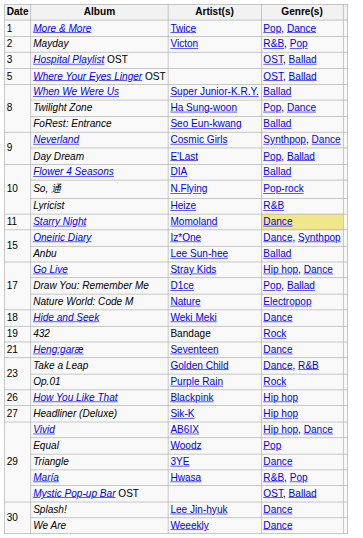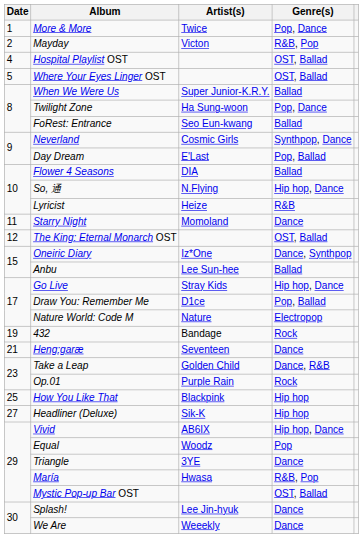(9, 60) 3 -> (9, 60) 4
(284, 189) Pop-rock -> (309, 189) Hip hop, Dance
(278, 222) khaki background -> (289, 222) no background
+ row: (105, 238)
- row: (66, 318)
(12, 398) 26 -> (12, 398) 25
